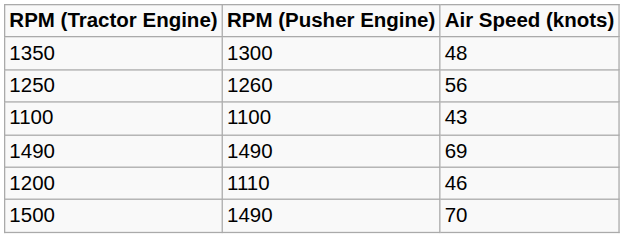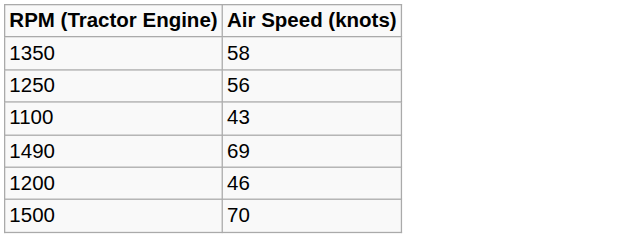- column: (331, 20)
(456, 53) 48 -> (238, 53) 58
